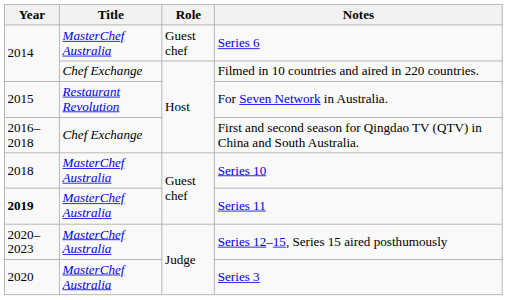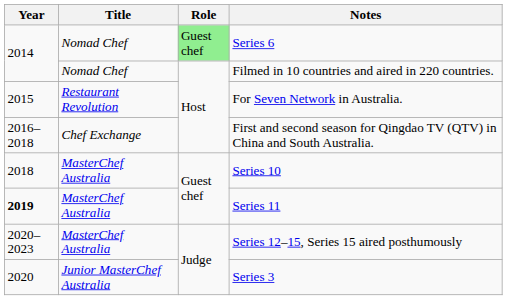(94, 43) MasterChef Australia -> (94, 43) Nomad Chef
(180, 43) no background -> (196, 43) lightgreen background
(102, 71) Chef Exchange -> (94, 71) Nomad Chef
(94, 277) MasterChef Australia -> (111, 277) Junior MasterChef Australia
